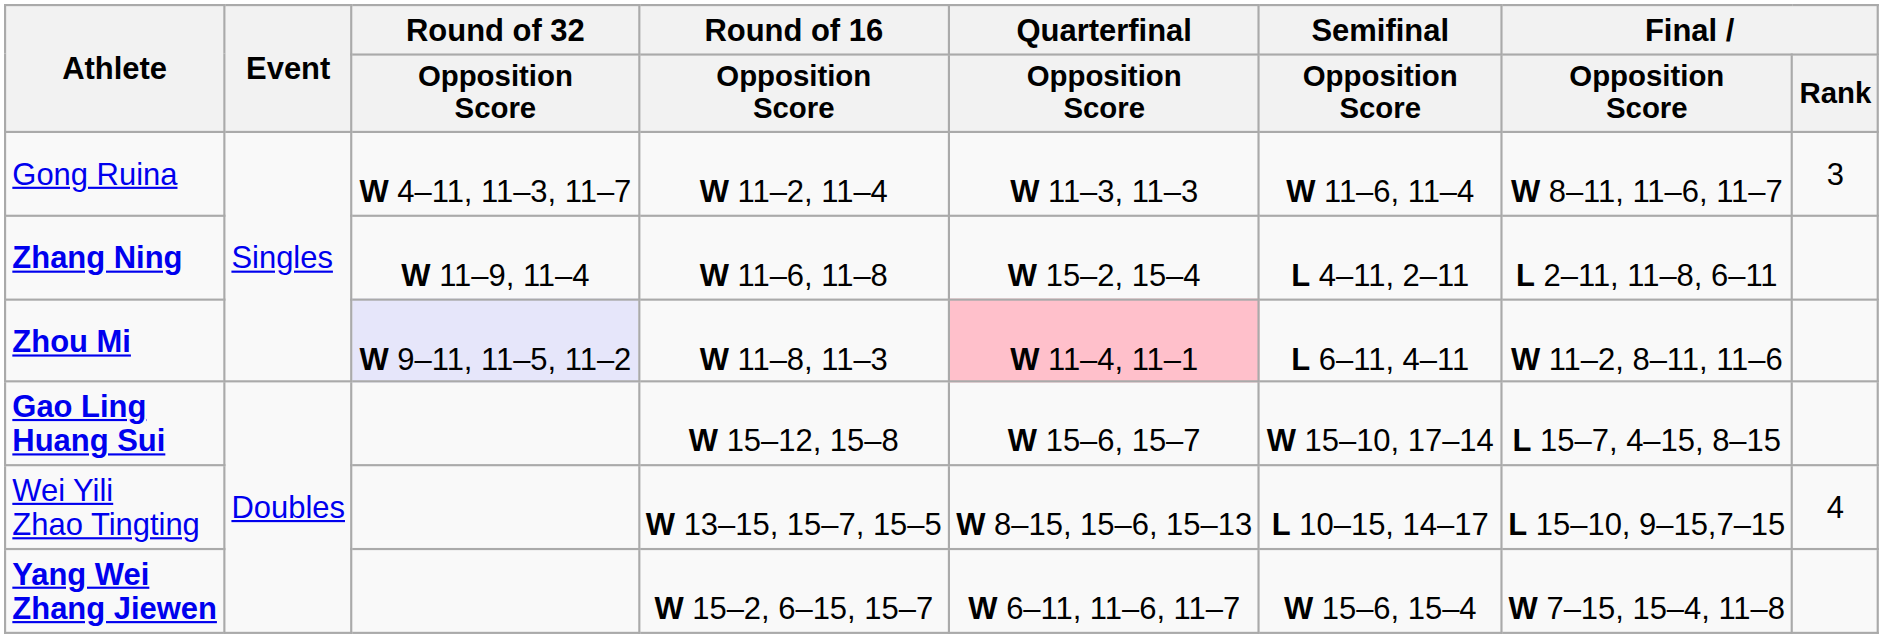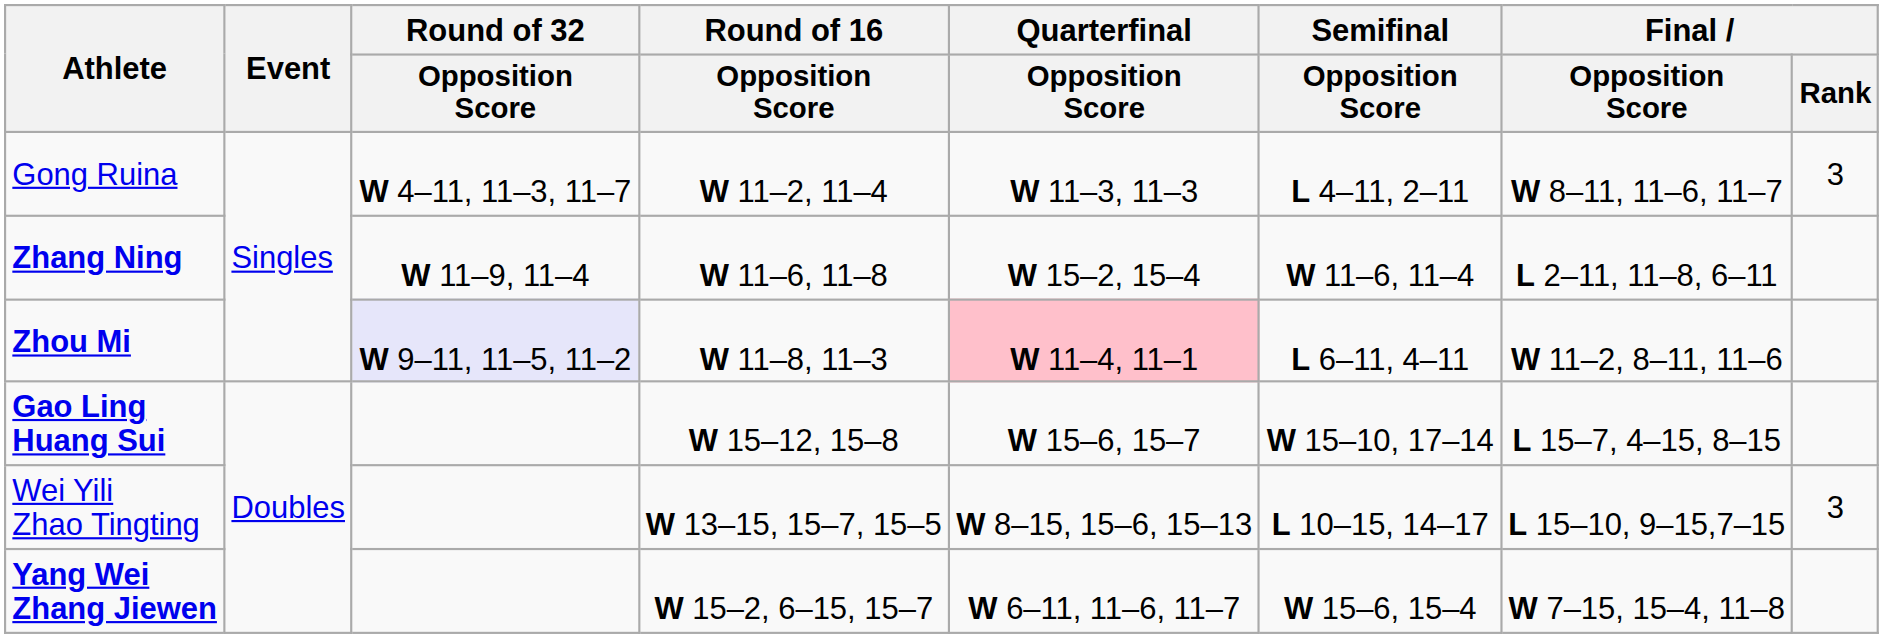(1380, 192) W 11–6, 11–4 -> (1380, 192) L 4–11, 2–11
(1380, 275) L 4–11, 2–11 -> (1380, 275) W 11–6, 11–4
(1835, 508) 4 -> (1835, 508) 3
